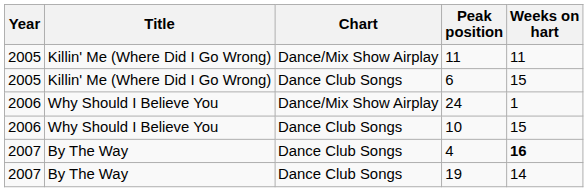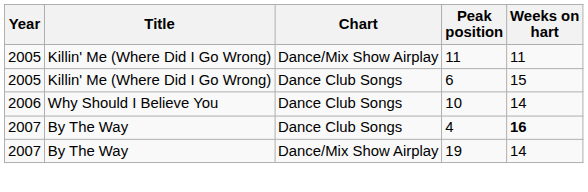- row: (454, 103)
(518, 127) 15 -> (518, 103) 14
(340, 174) Dance Club Songs -> (358, 151) Dance/Mix Show Airplay
